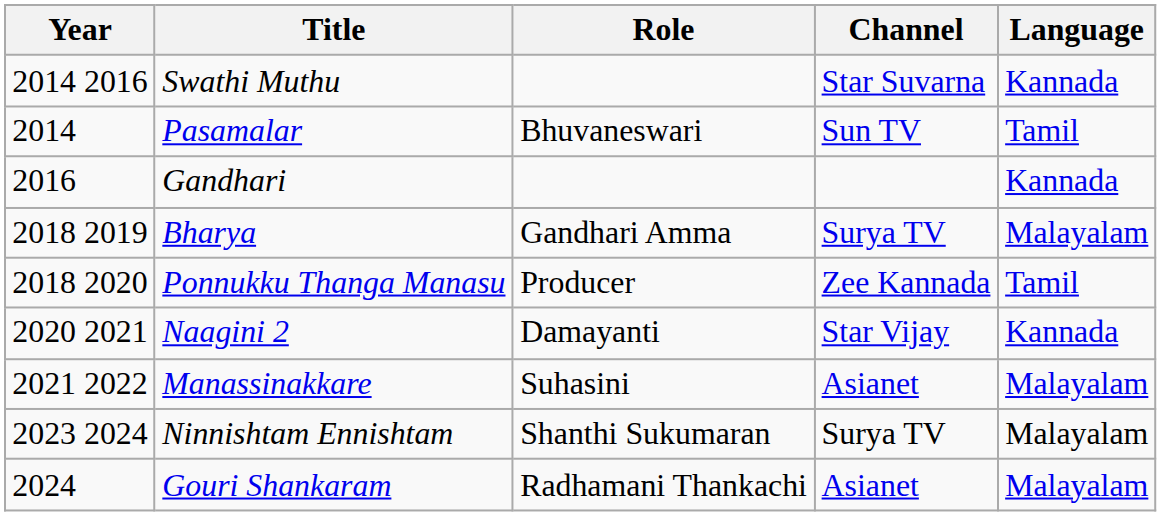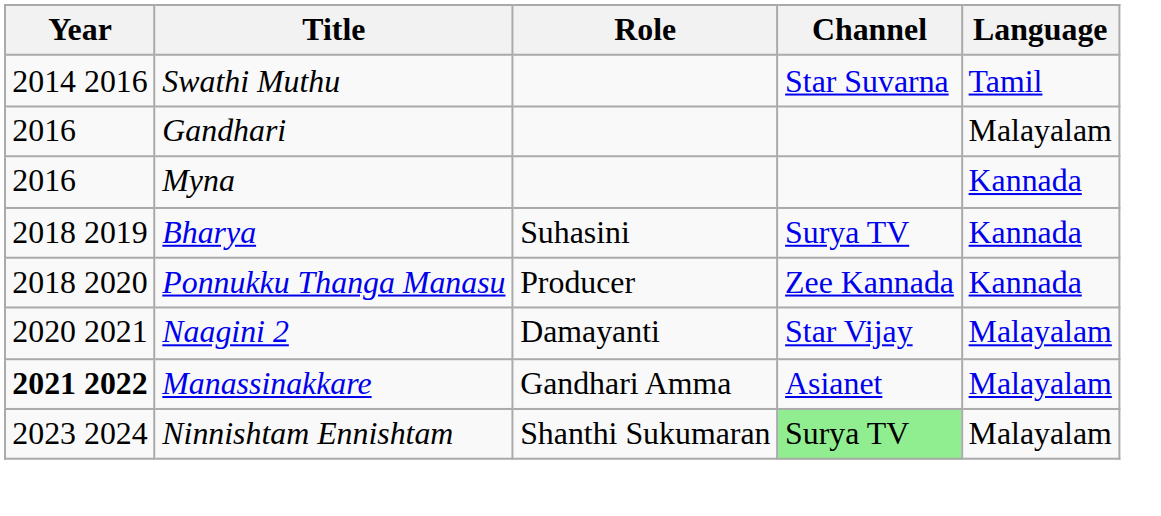(1062, 80) Kannada -> (1006, 80) Tamil
- row: (232, 130)
(1062, 181) Kannada -> (1040, 130) Malayalam
+ row: (199, 181)
(626, 231) Gandhari Amma -> (575, 231) Suhasini
(1077, 231) Malayalam -> (1025, 231) Kannada
(1042, 282) Tamil -> (1025, 282) Kannada
(1062, 332) Kannada -> (1040, 332) Malayalam
(80, 383) normal -> (80, 383) bold
(575, 383) Suhasini -> (626, 383) Gandhari Amma
(884, 433) no background -> (847, 433) lightgreen background
- row: (277, 484)
